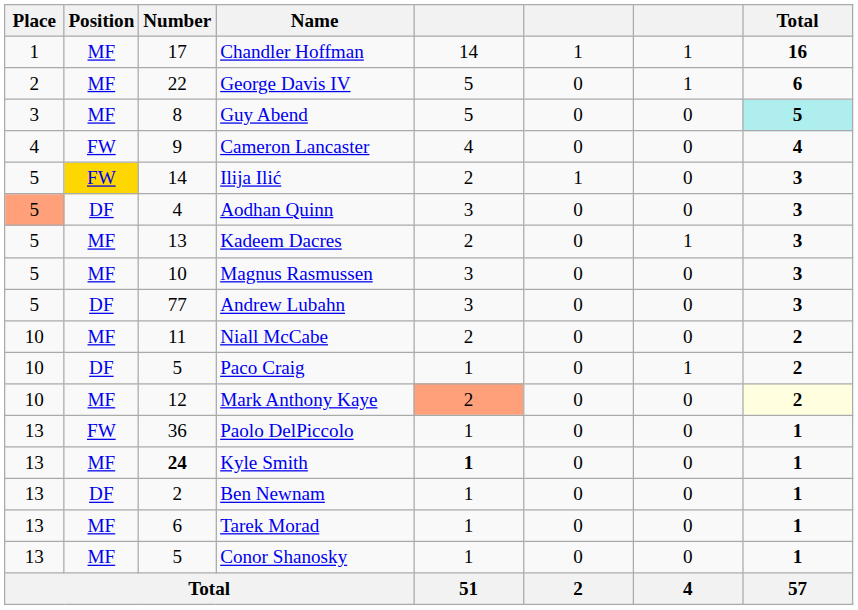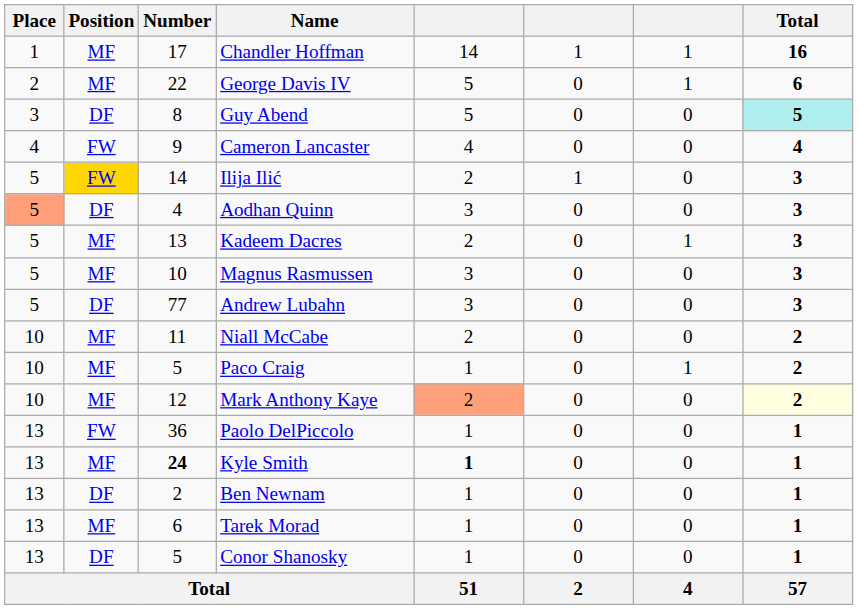(101, 115) MF -> (101, 115) DF
(101, 367) DF -> (101, 367) MF
(101, 557) MF -> (101, 557) DF
